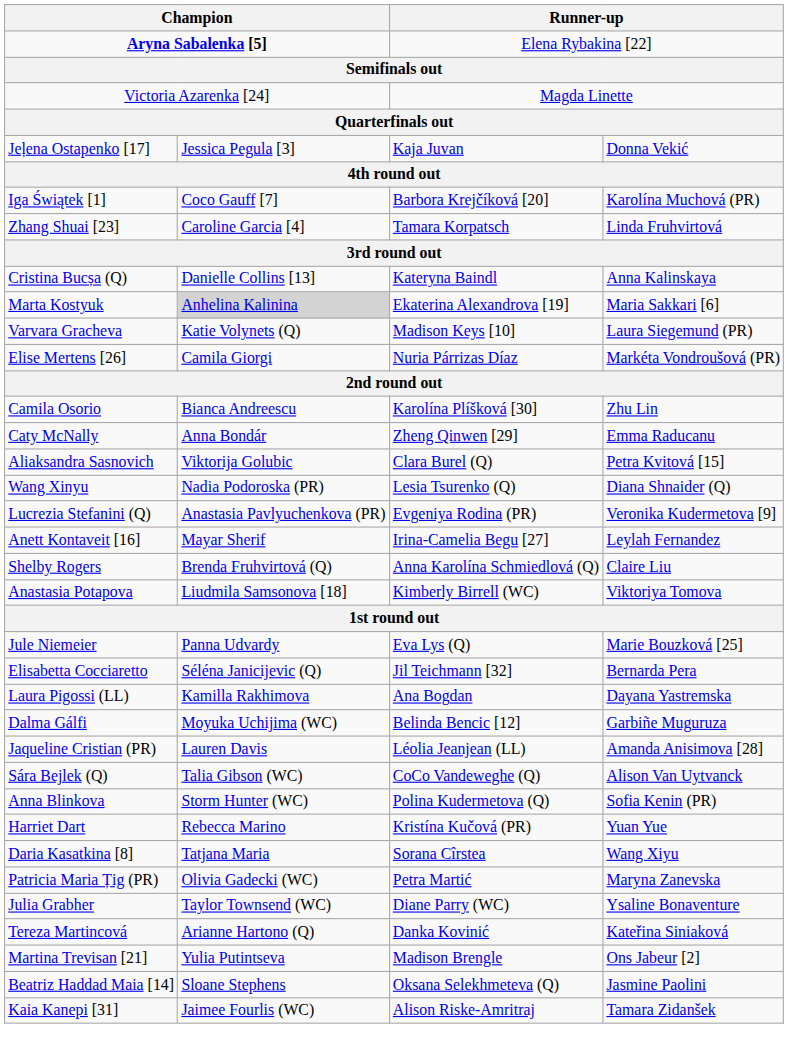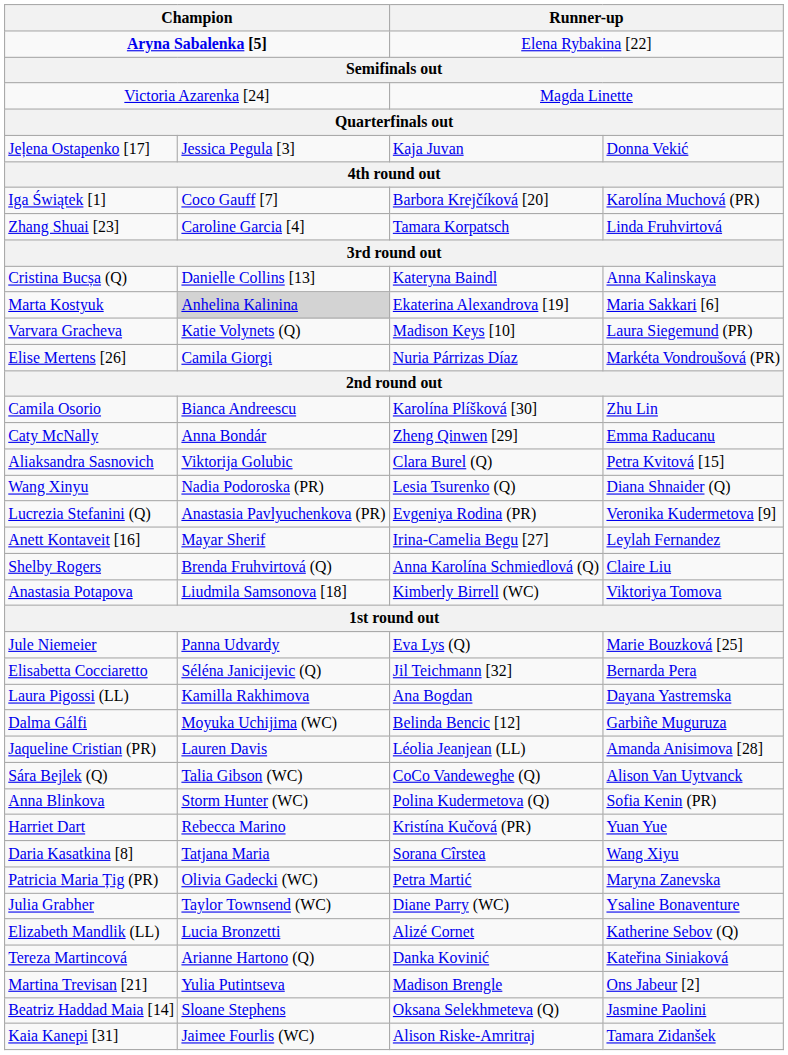+ row: (84, 932)
